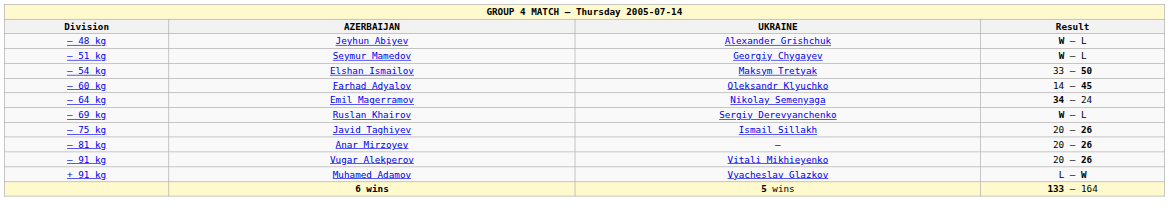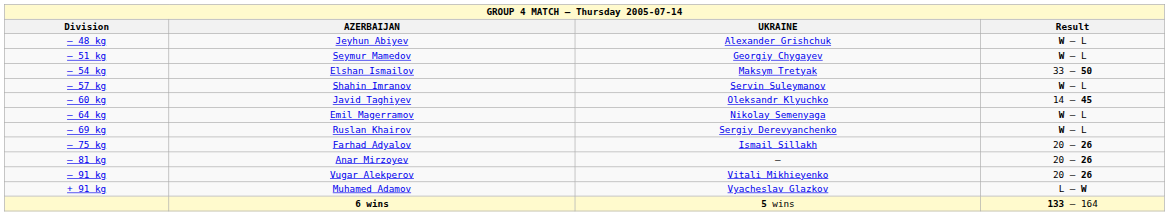+ row: (87, 86)
(372, 86) Farhad Adyalov -> (372, 101) Javid Taghiyev
(1073, 101) 34 – 24 -> (1073, 115) W – L
(372, 130) Javid Taghiyev -> (372, 145) Farhad Adyalov
